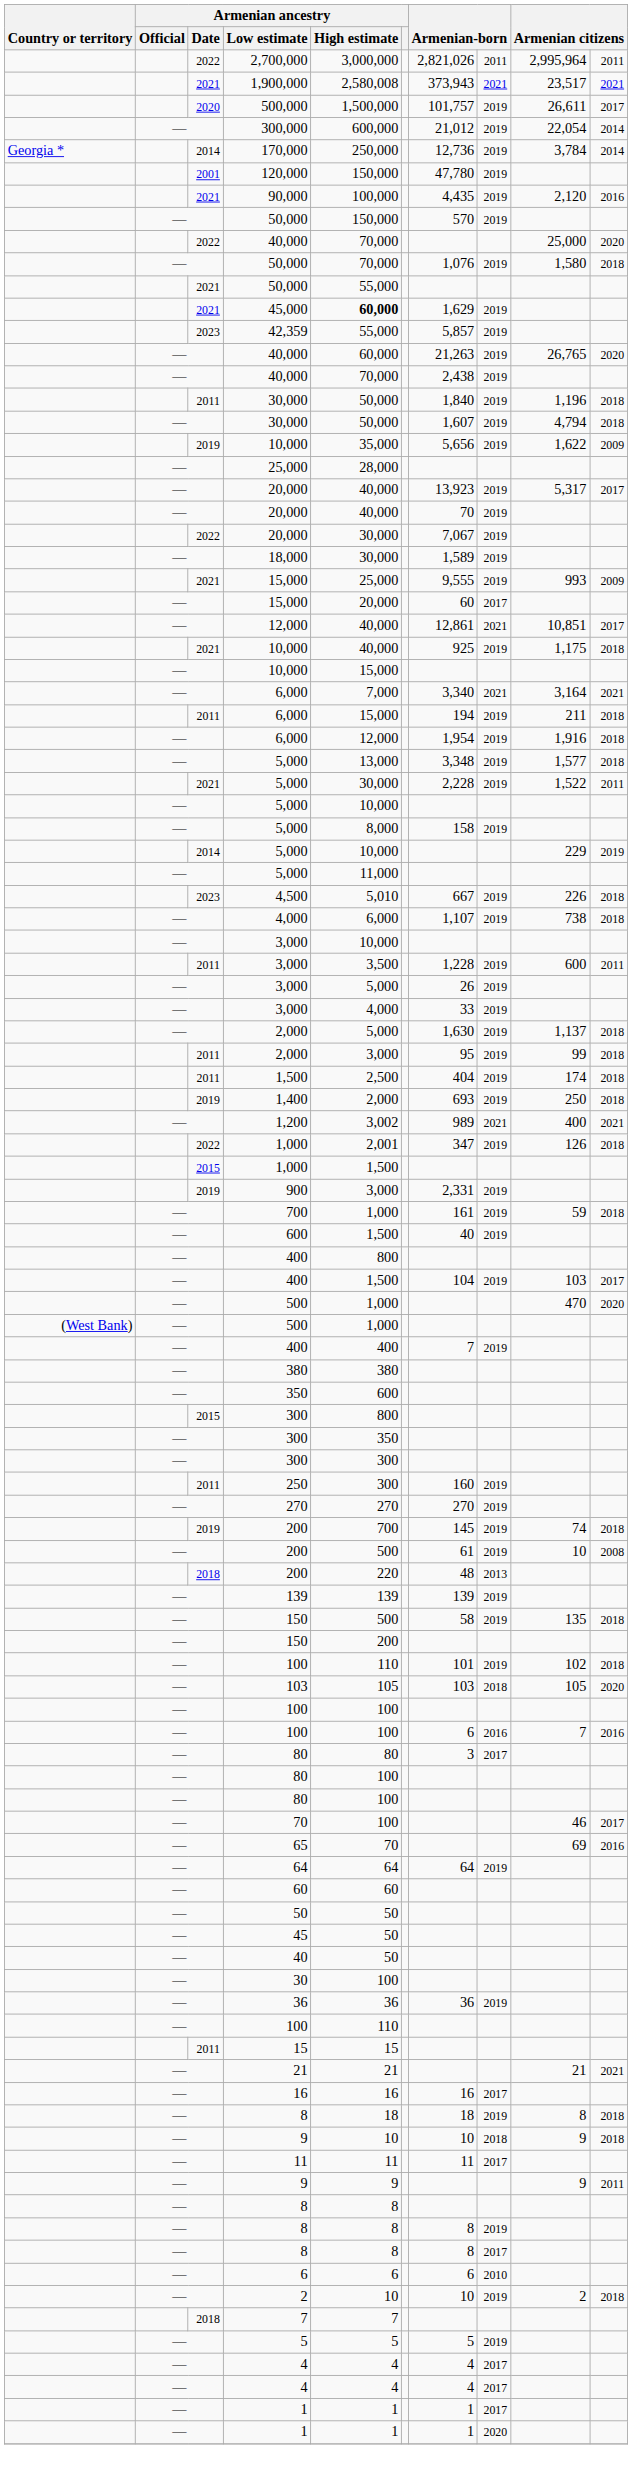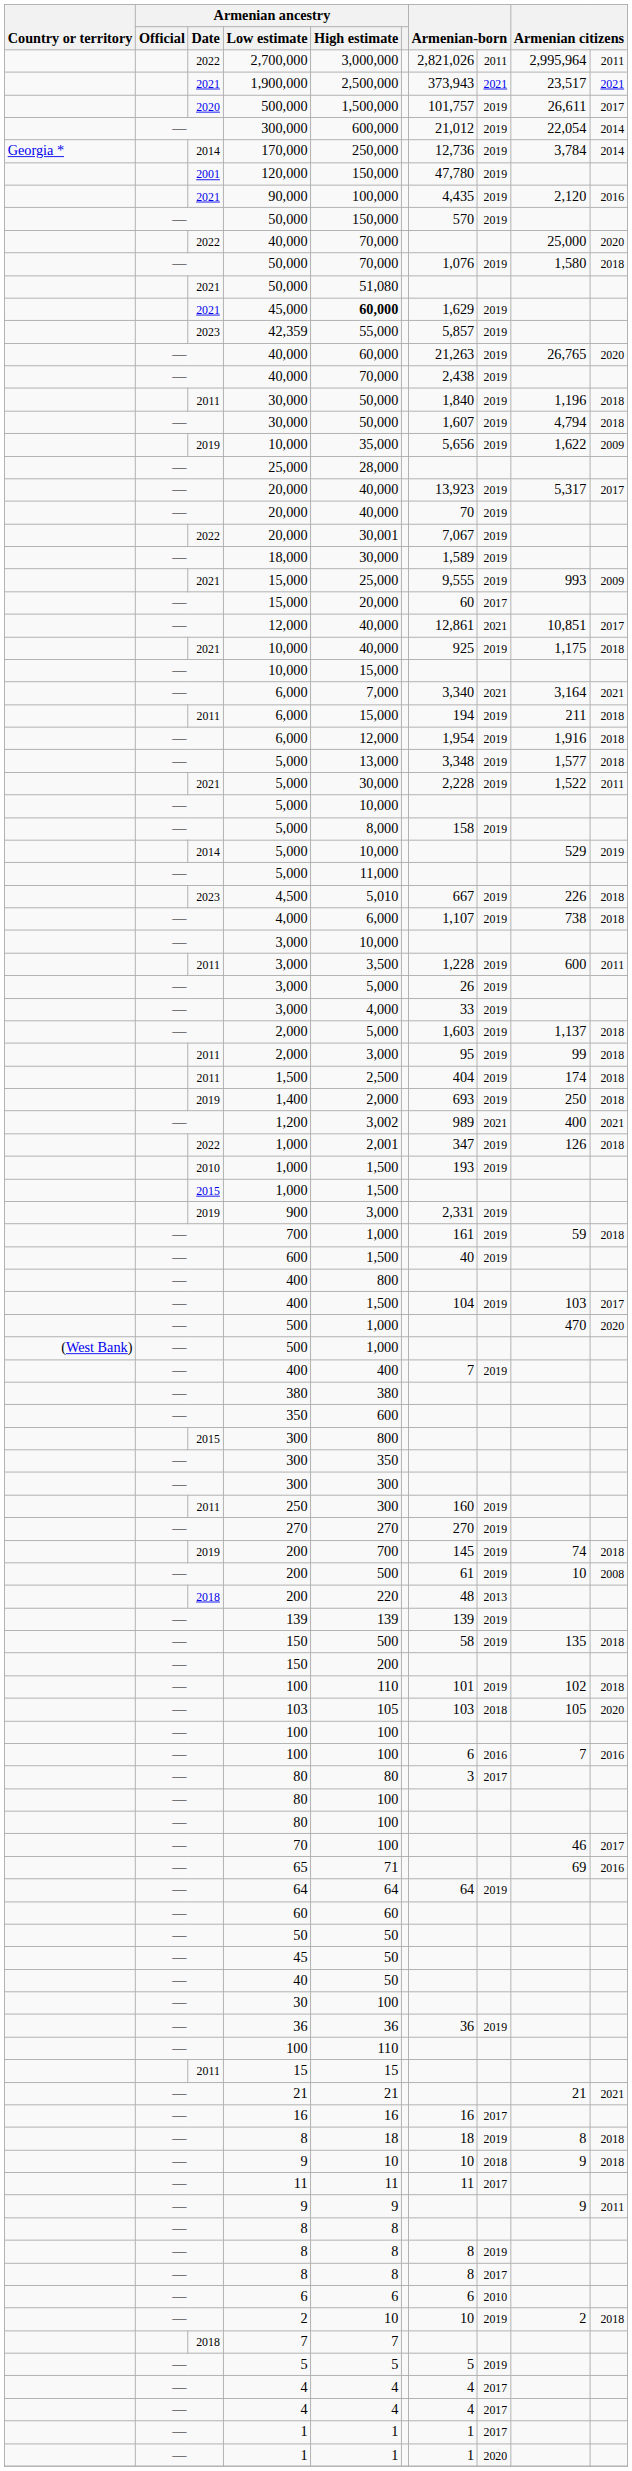(370, 83) 2,580,008 -> (370, 83) 2,500,000
(379, 286) 55,000 -> (379, 286) 51,080
(379, 535) 30,000 -> (379, 535) 30,001
(576, 851) 229 -> (576, 851) 529
(458, 1032) 1,630 -> (458, 1032) 1,603
+ row: (208, 1168)
(391, 1845) 70 -> (391, 1867) 71
